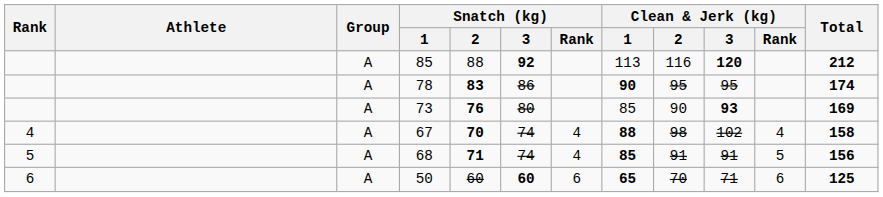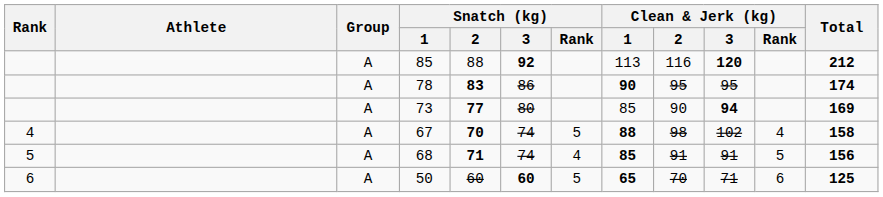(475, 109) 76 -> (475, 109) 77
(729, 109) 93 -> (729, 109) 94
(577, 133) 4 -> (577, 133) 5
(577, 179) 6 -> (577, 179) 5
